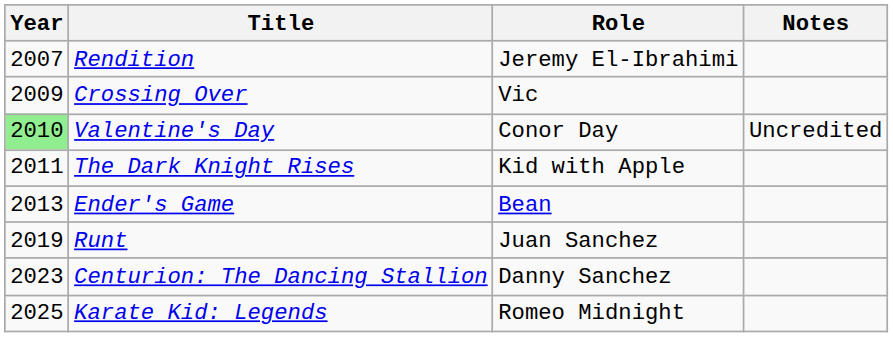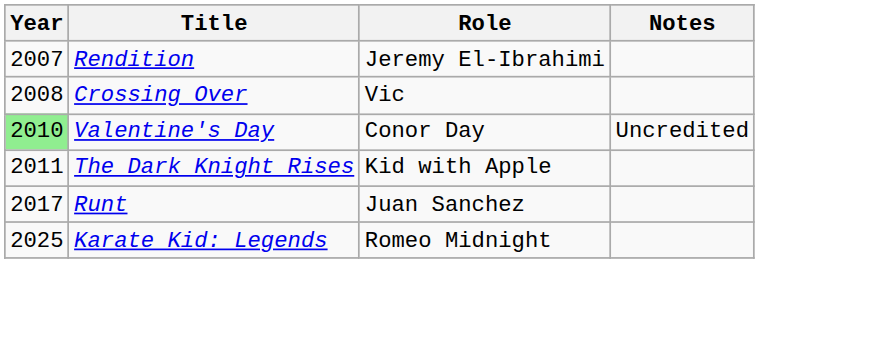(37, 95) 2009 -> (37, 95) 2008
- row: (154, 204)
(37, 240) 2019 -> (37, 204) 2017
- row: (281, 277)
